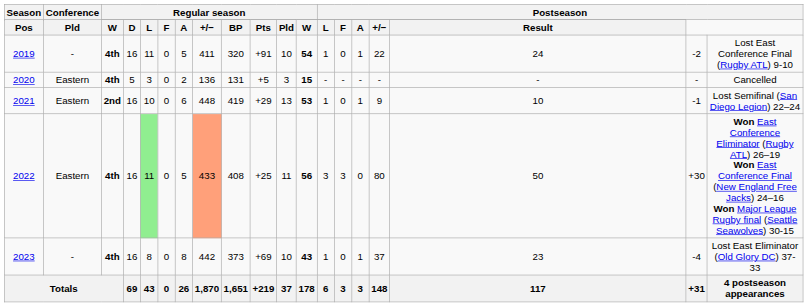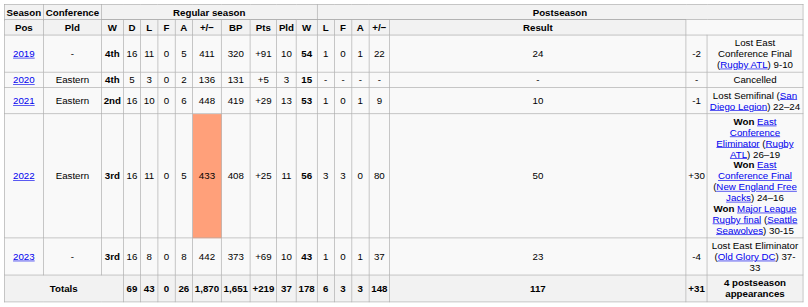(112, 176) 4th -> (112, 176) 3rd
(149, 176) lightgreen background -> (149, 176) no background
(112, 257) 4th -> (112, 257) 3rd
